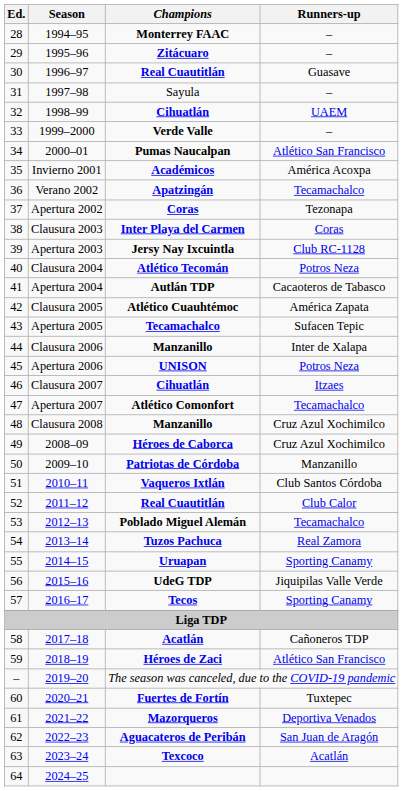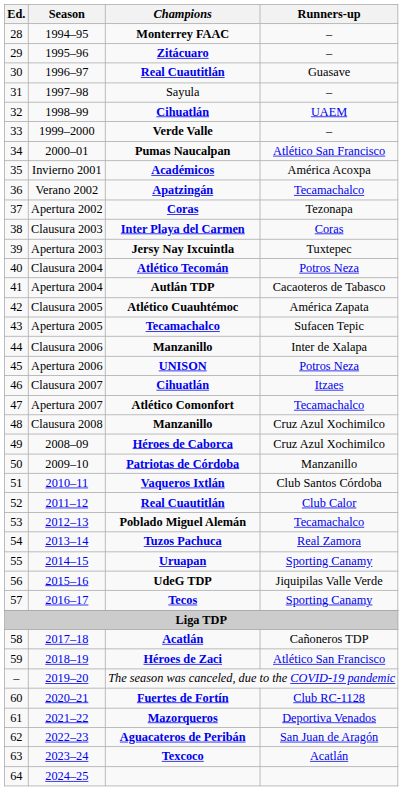(329, 248) Club RC-1128 -> (329, 248) Tuxtepec
(329, 698) Tuxtepec -> (329, 698) Club RC-1128
